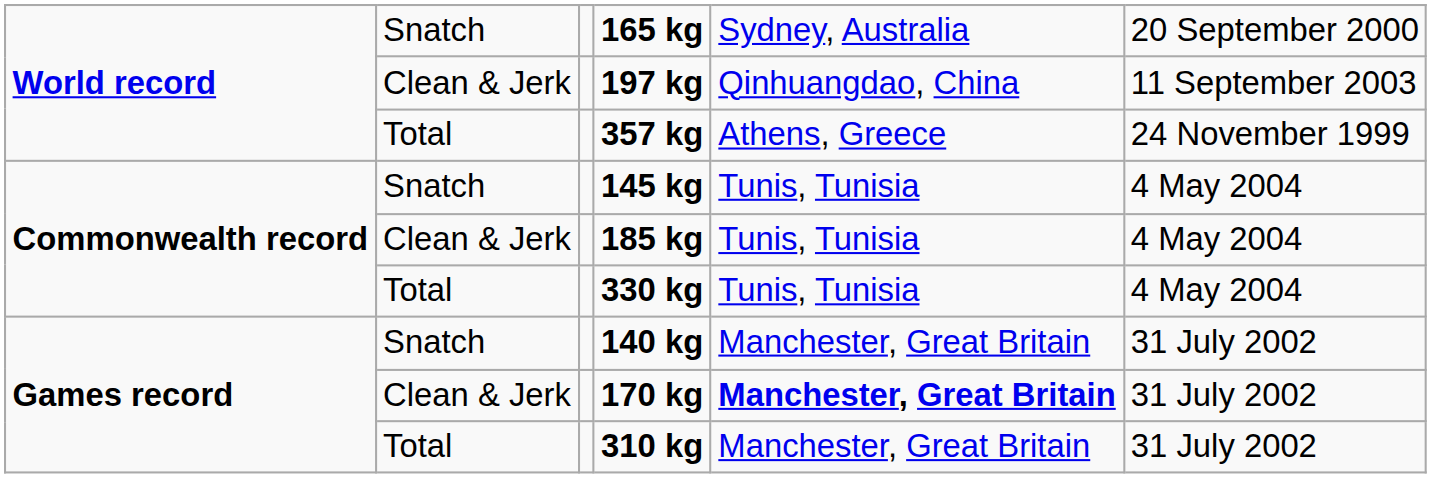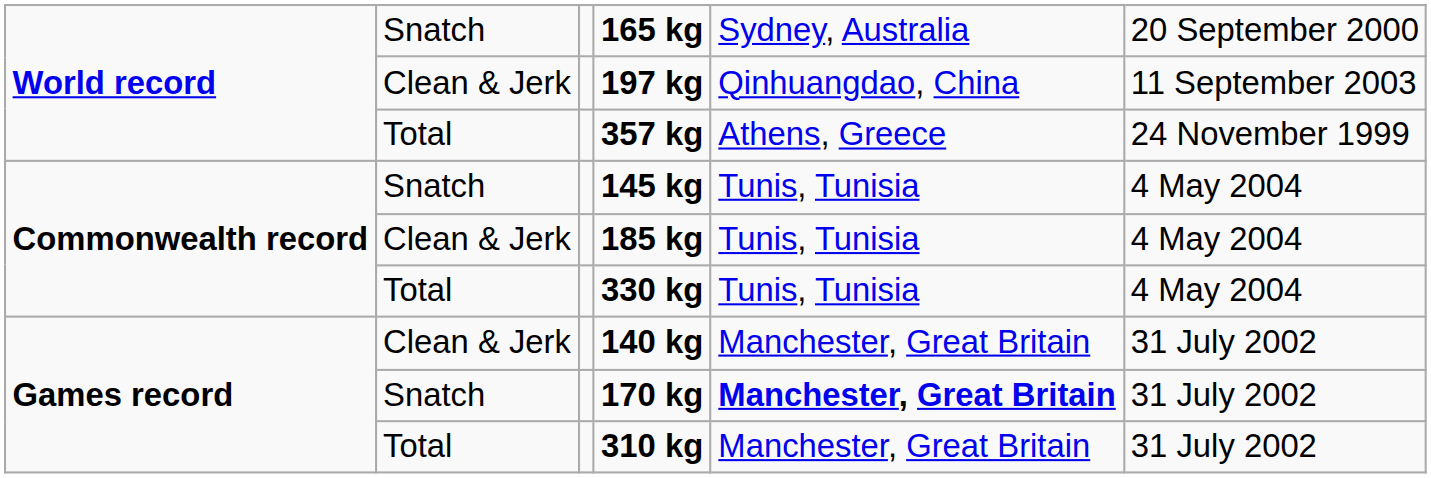(434, 342) Snatch -> (477, 342) Clean & Jerk
(477, 394) Clean & Jerk -> (434, 394) Snatch
